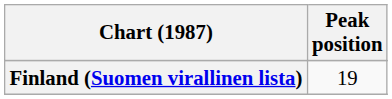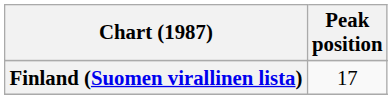(347, 77) 19 -> (347, 77) 17
